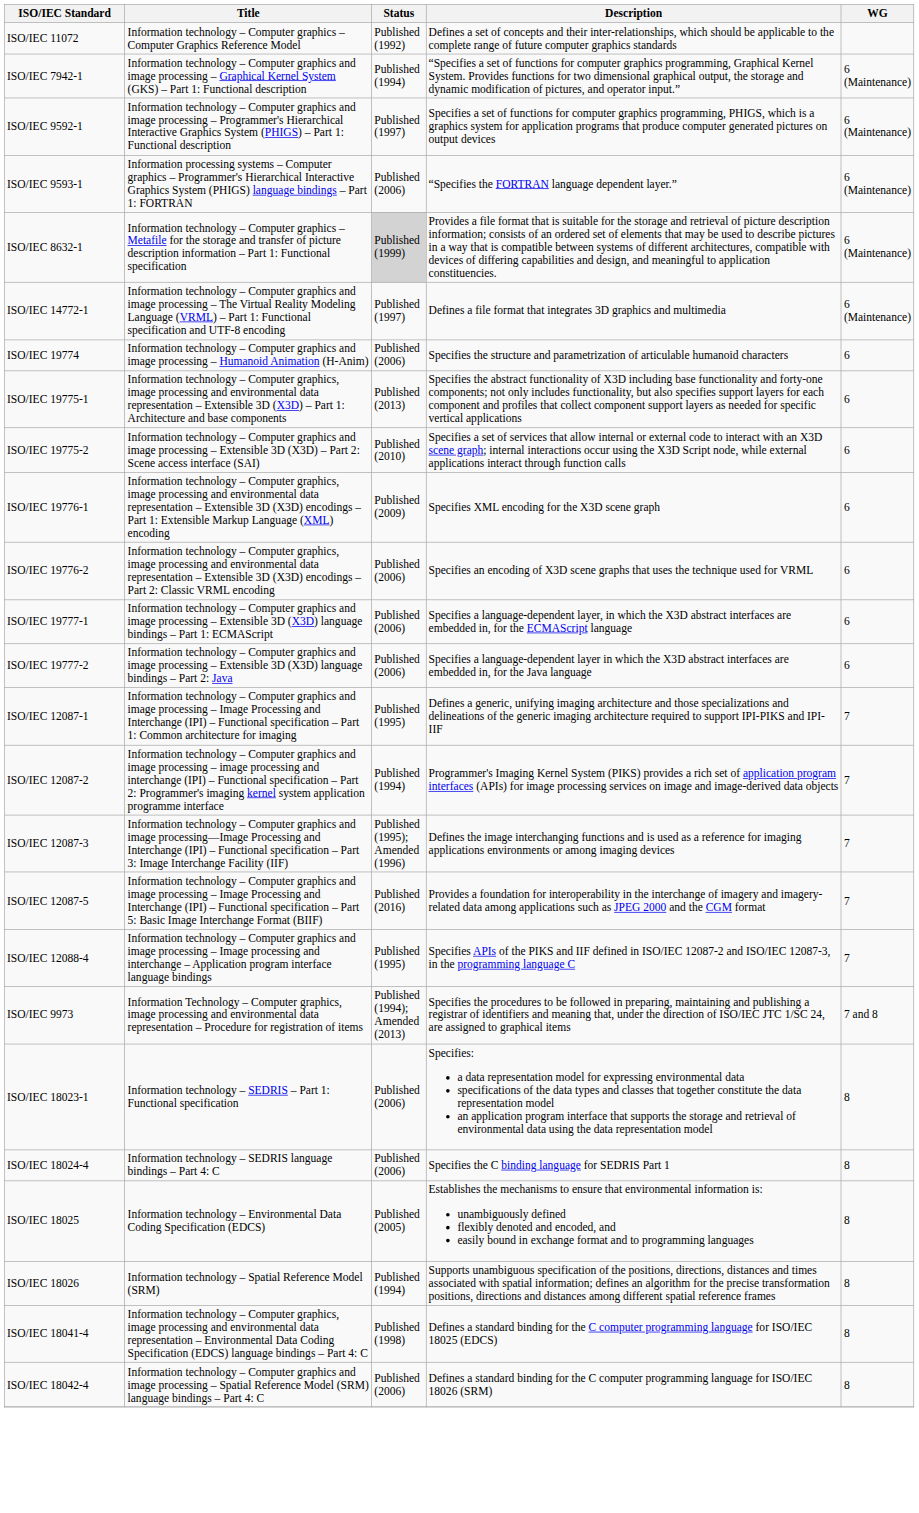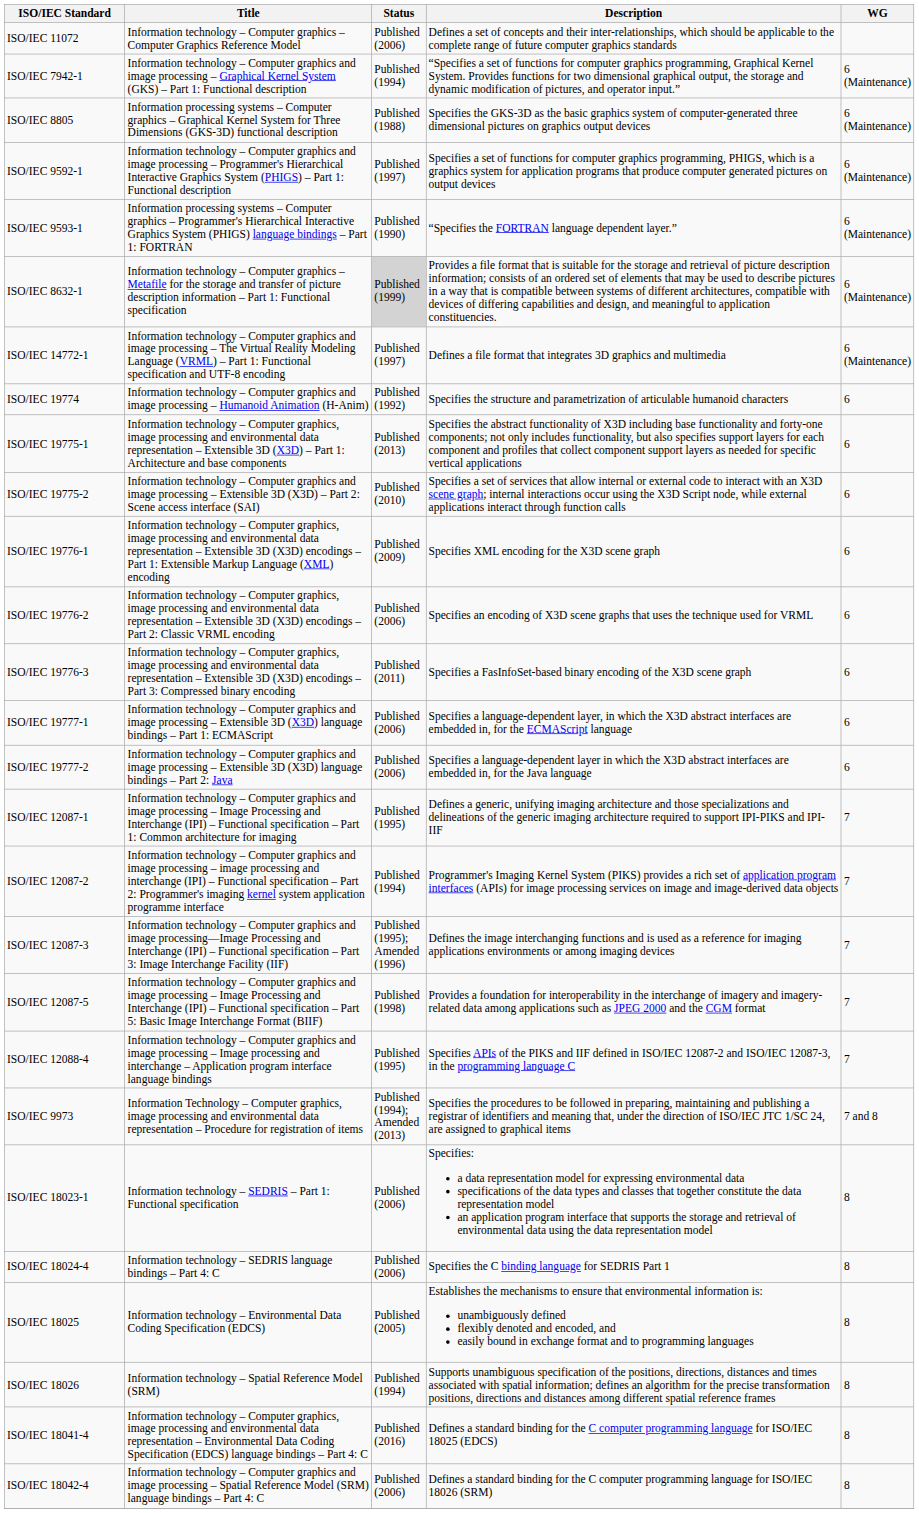(397, 38) Published (1992) -> (397, 38) Published (2006)
+ row: (40, 120)
(397, 183) Published (2006) -> (397, 228) Published (1990)
(397, 355) Published (2006) -> (397, 399) Published (1992)
+ row: (48, 672)
(397, 900) Published (2016) -> (397, 1002) Published (1998)
(397, 1334) Published (1998) -> (397, 1435) Published (2016)
